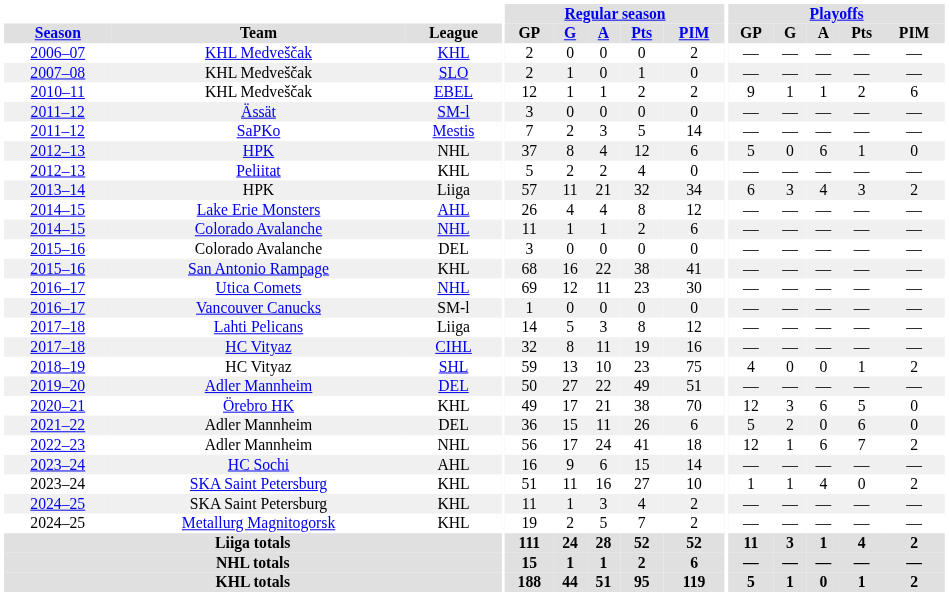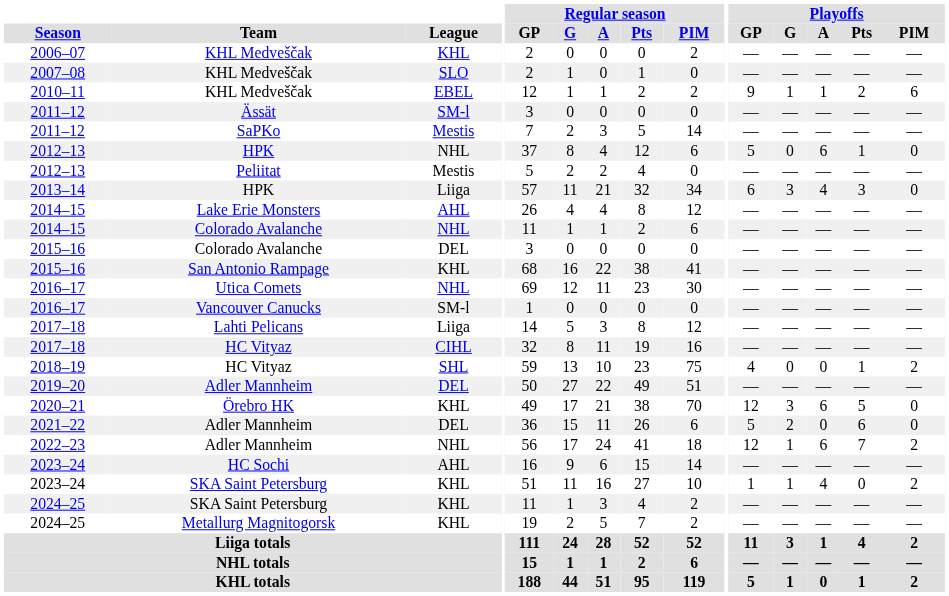(454, 170) KHL -> (454, 170) Mestis
(914, 190) 2 -> (914, 190) 0
